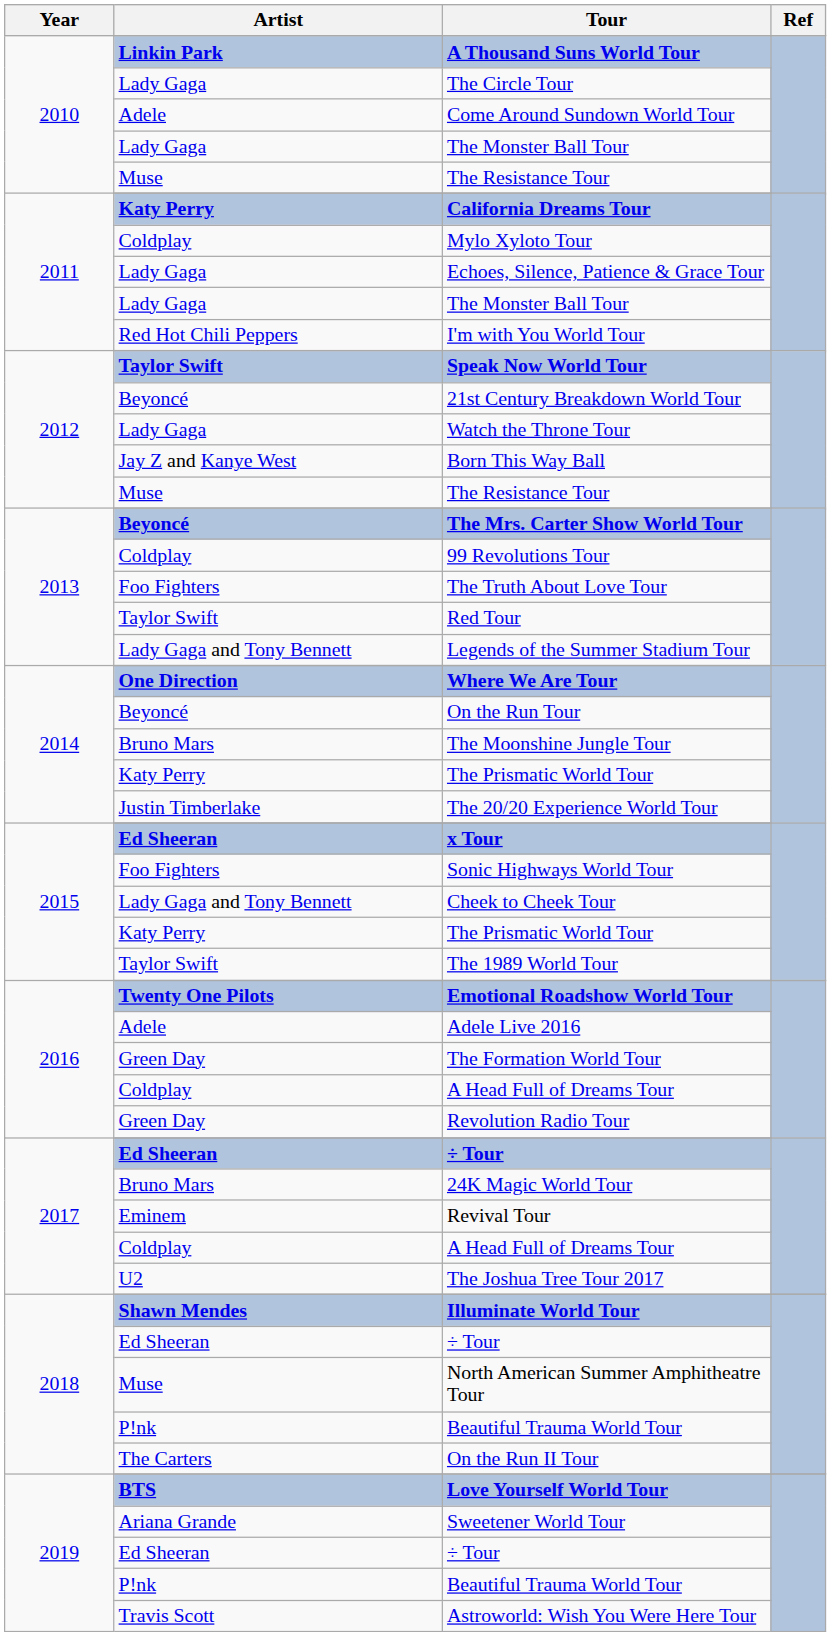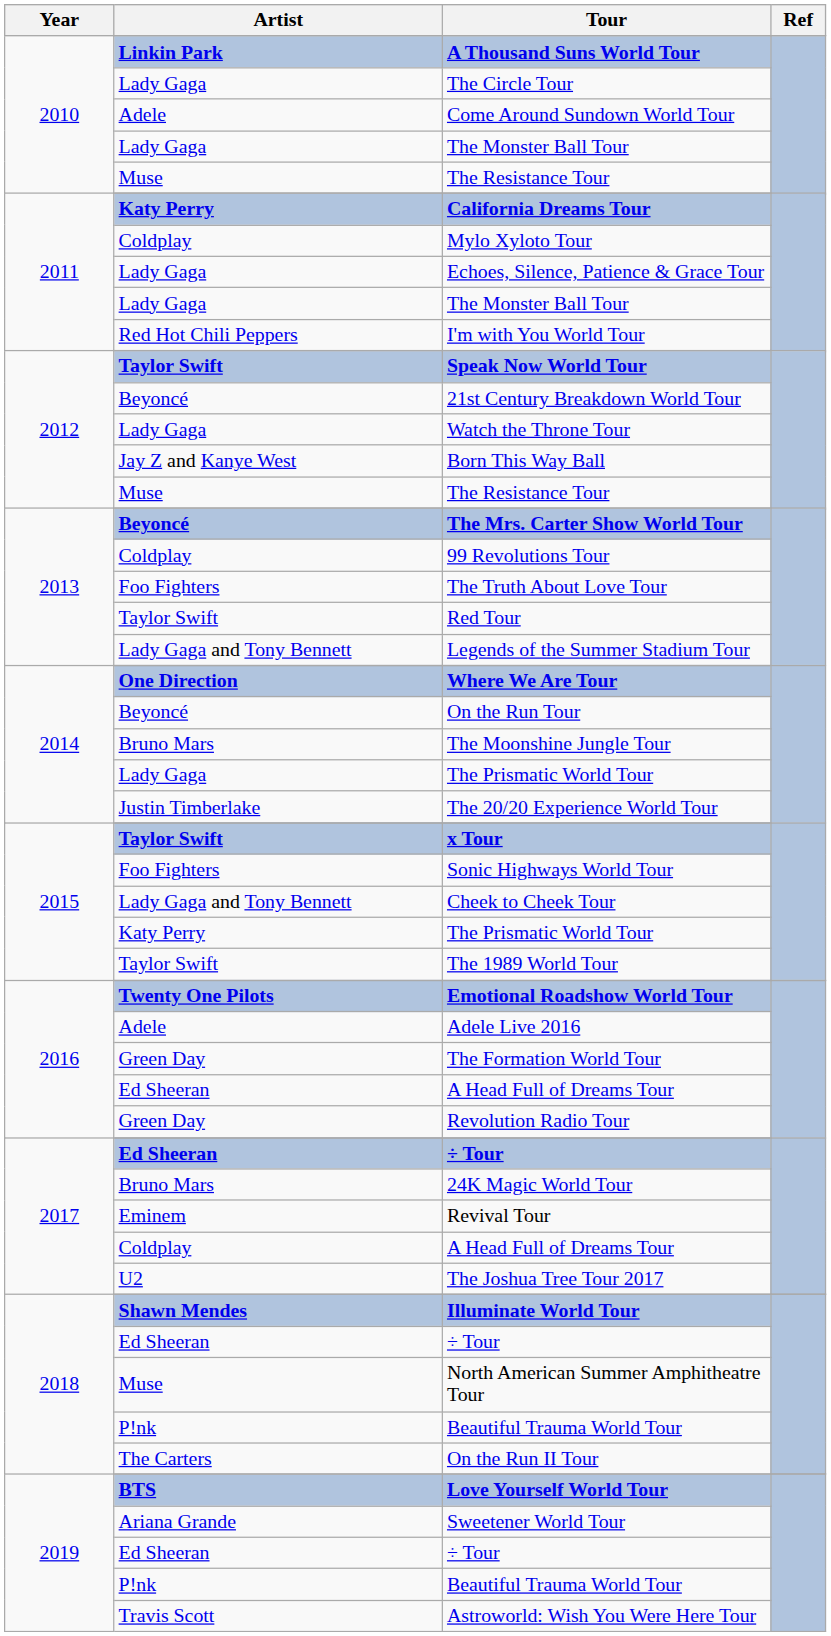(162, 775) Katy Perry -> (162, 775) Lady Gaga
(168, 838) Ed Sheeran -> (171, 838) Taylor Swift
(155, 1090) Coldplay -> (164, 1090) Ed Sheeran
